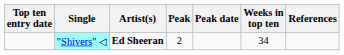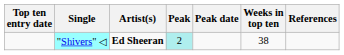(179, 41) no background -> (179, 41) paleturquoise background
(264, 41) 34 -> (264, 41) 38
